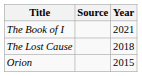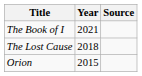columns swapped: (124, 12) <-> (93, 12)
